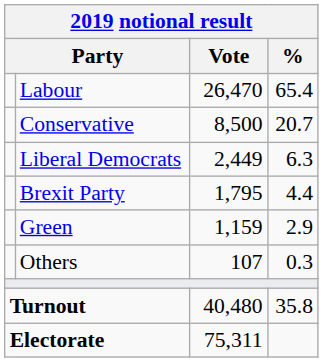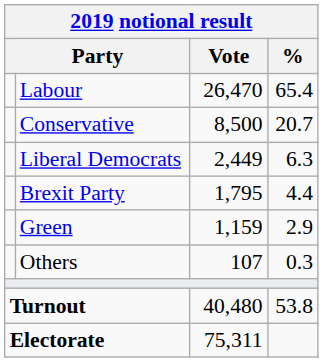(294, 305) 35.8 -> (294, 305) 53.8
